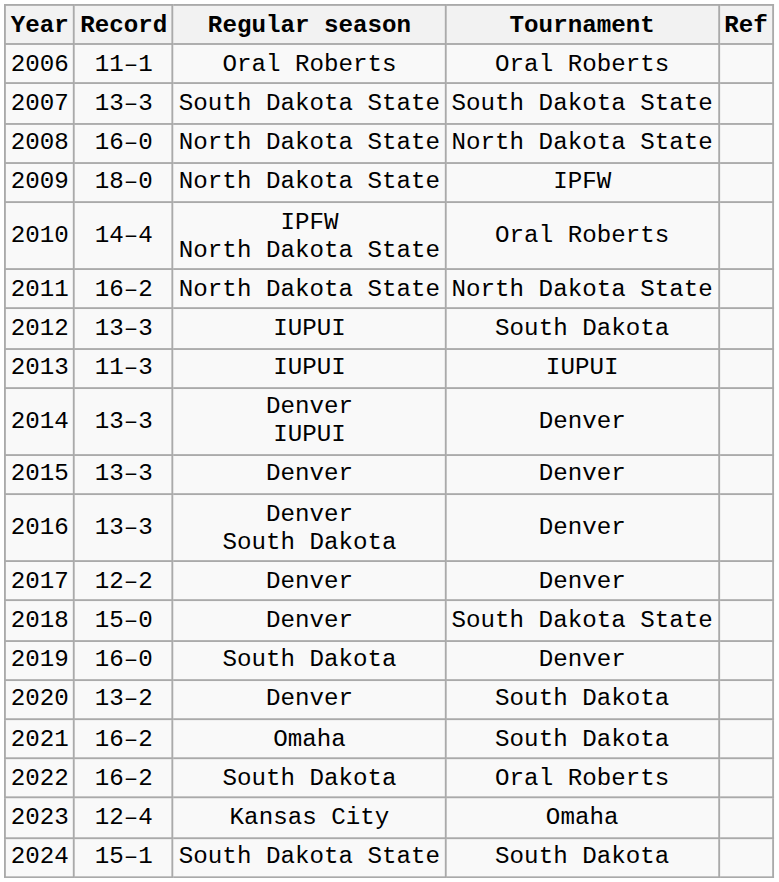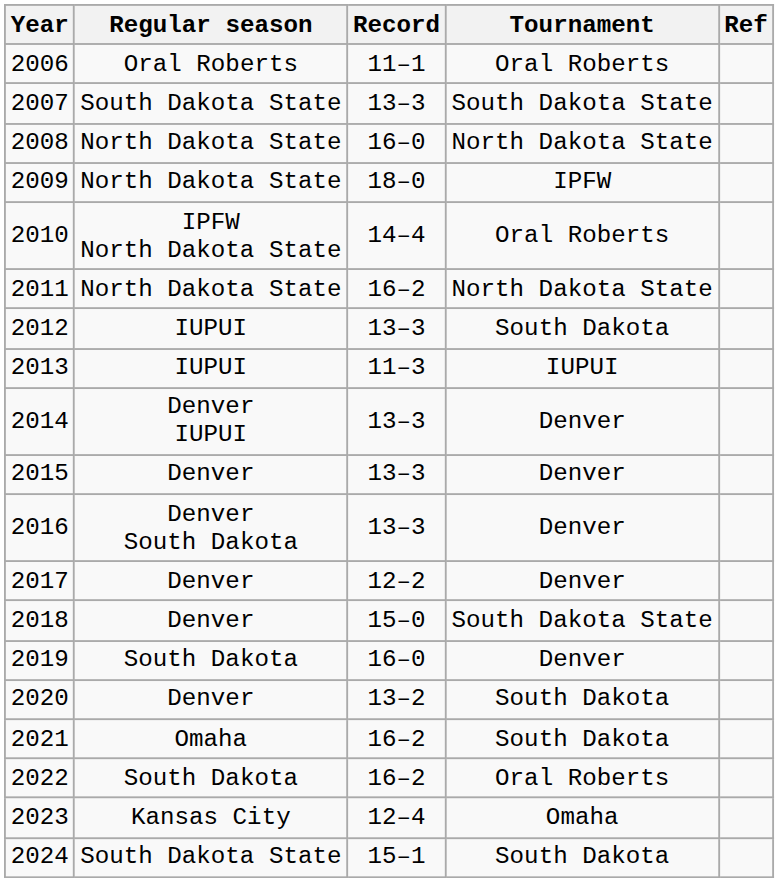columns swapped: (309, 25) <-> (124, 25)
